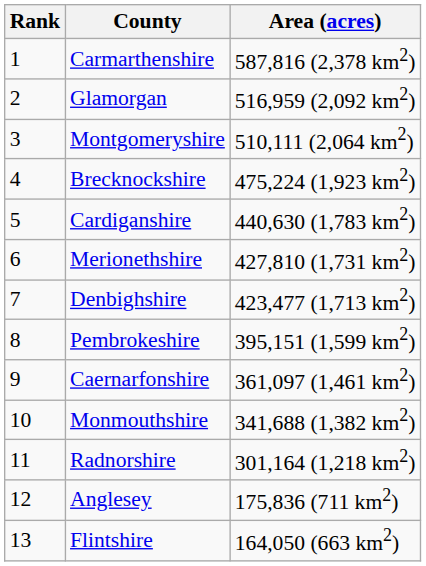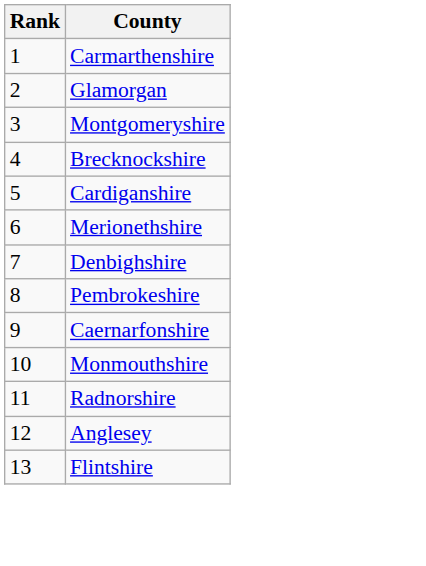- column: (325, 21)
